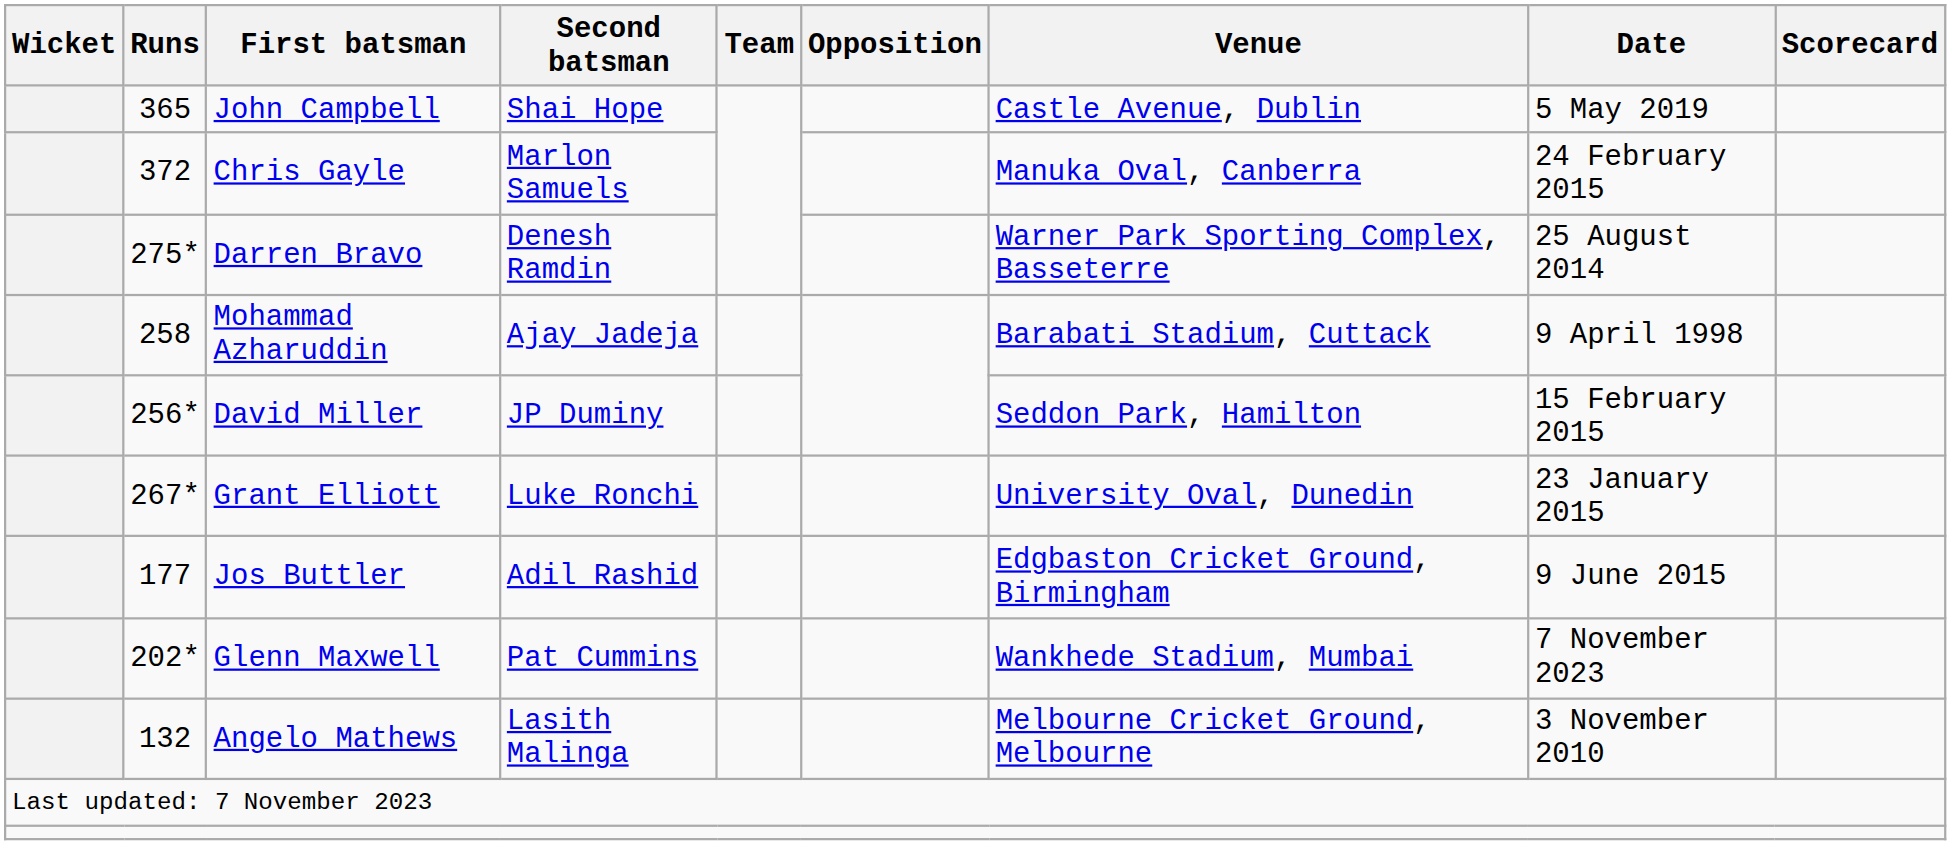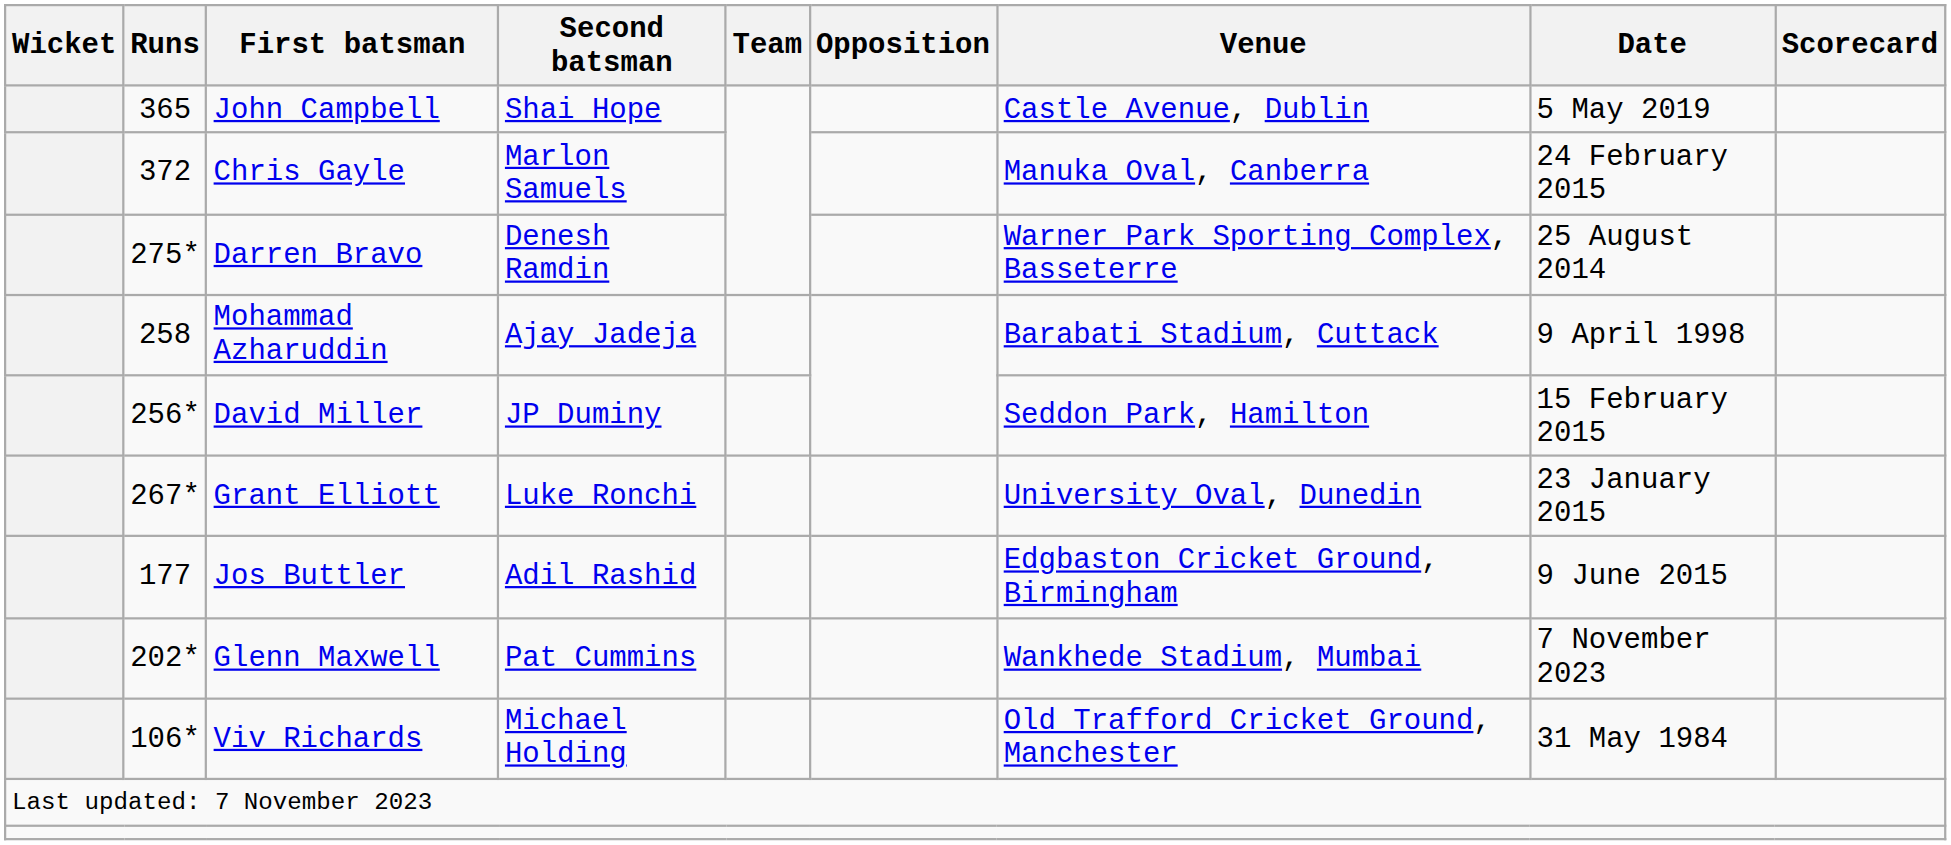- row: (335, 738)
+ row: (318, 738)
